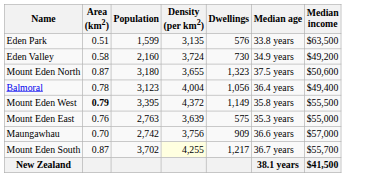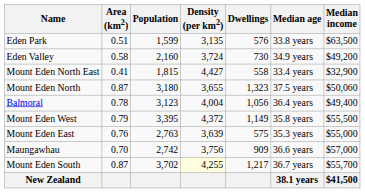+ row: (53, 72)
(323, 72) $50,600 -> (342, 87) $50,060
(100, 103) bold -> (120, 118) normal
